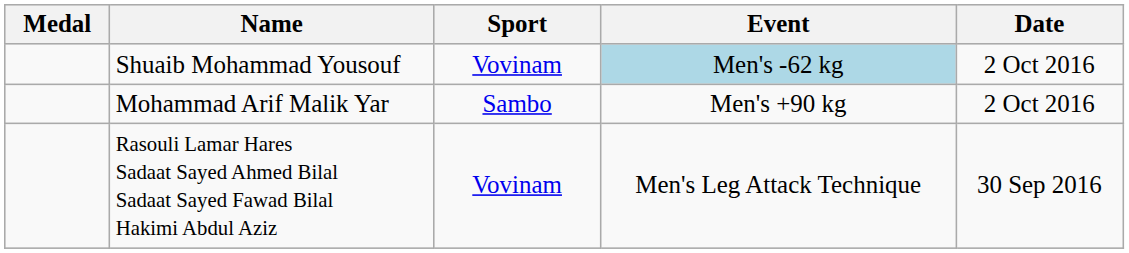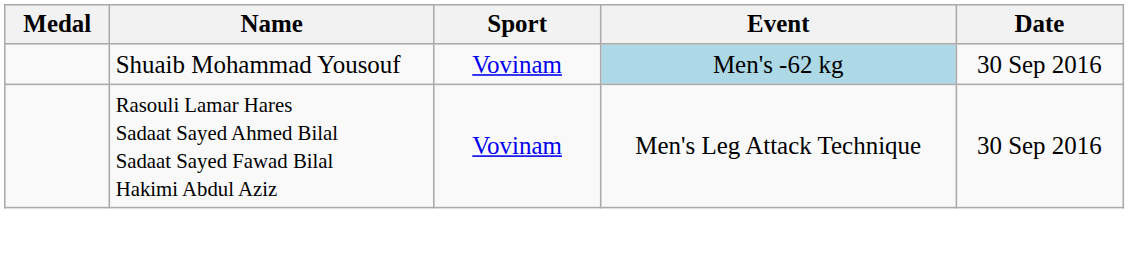(1039, 63) 2 Oct 2016 -> (1039, 63) 30 Sep 2016
- row: (252, 103)
